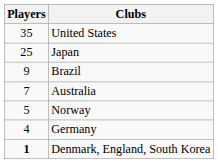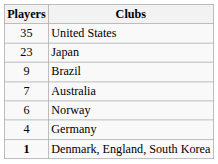(26, 52) 25 -> (26, 52) 23
(26, 110) 5 -> (26, 110) 6
